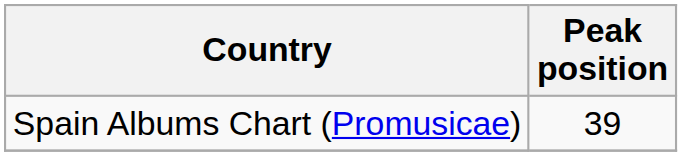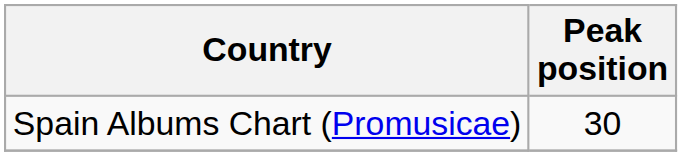(603, 122) 39 -> (603, 122) 30
